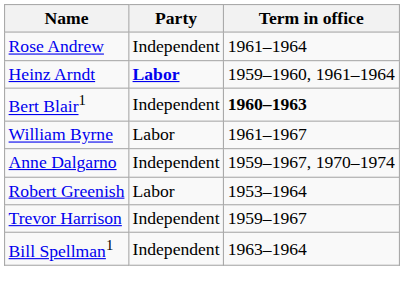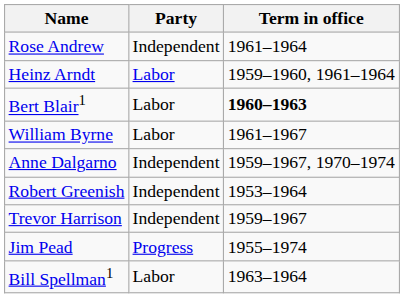(156, 74) bold -> (154, 74) normal
(176, 104) Independent -> (154, 104) Labor
(154, 190) Labor -> (176, 190) Independent
+ row: (41, 246)
(176, 248) Independent -> (154, 276) Labor
